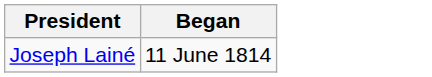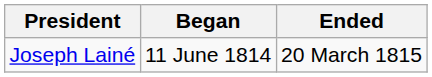+ column: (352, 21)
